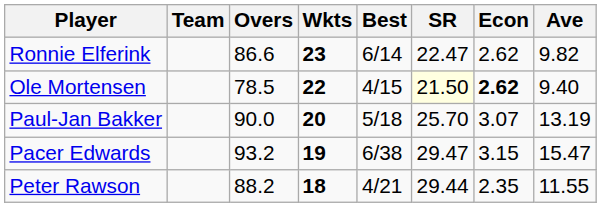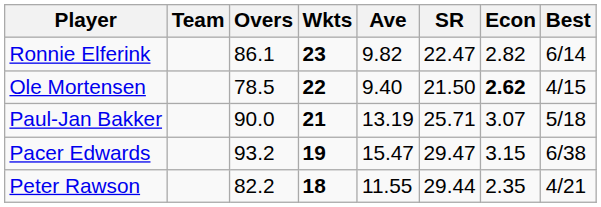columns swapped: (565, 20) <-> (384, 20)
(254, 53) 86.6 -> (254, 53) 86.1
(498, 53) 2.62 -> (505, 53) 2.82
(443, 86) lightyellow background -> (450, 86) no background
(314, 119) 20 -> (314, 119) 21
(443, 119) 25.70 -> (450, 119) 25.71
(254, 185) 88.2 -> (254, 185) 82.2
